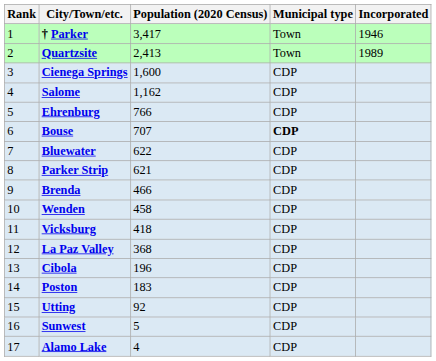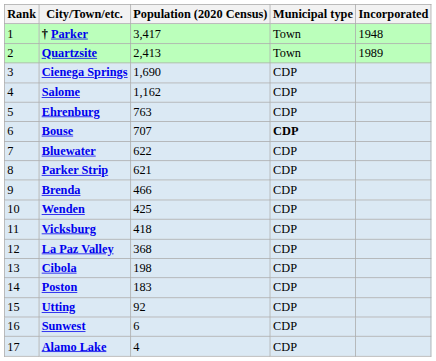(371, 33) 1946 -> (371, 33) 1948
(147, 72) 1,600 -> (147, 72) 1,690
(143, 111) 766 -> (143, 111) 763
(143, 209) 458 -> (143, 209) 425
(143, 268) 196 -> (143, 268) 198
(136, 326) 5 -> (136, 326) 6
